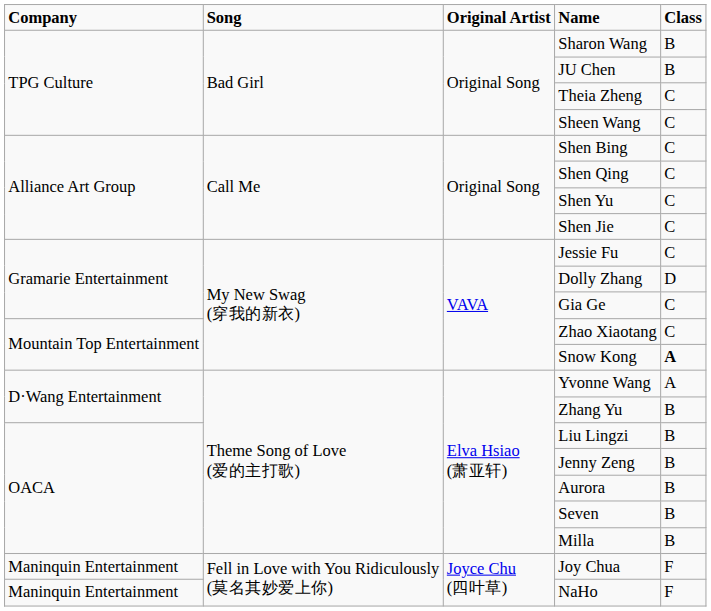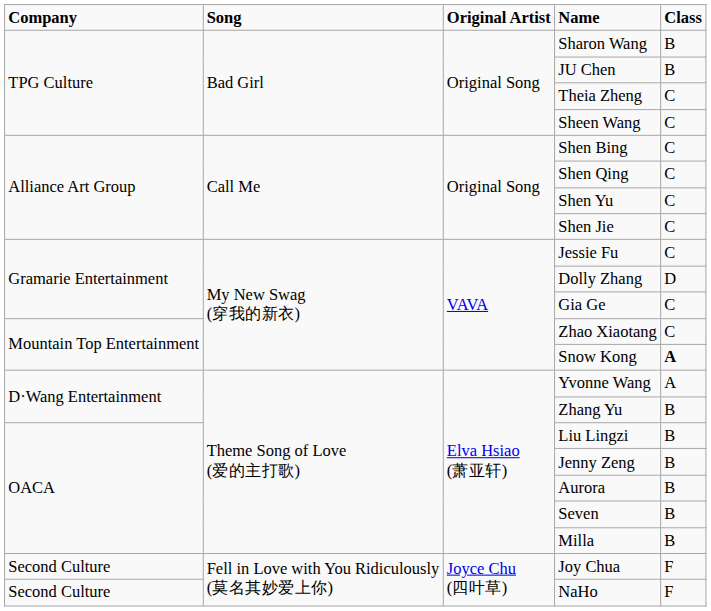(93, 566) Maninquin Entertainment -> (59, 566) Second Culture
(93, 592) Maninquin Entertainment -> (59, 592) Second Culture
